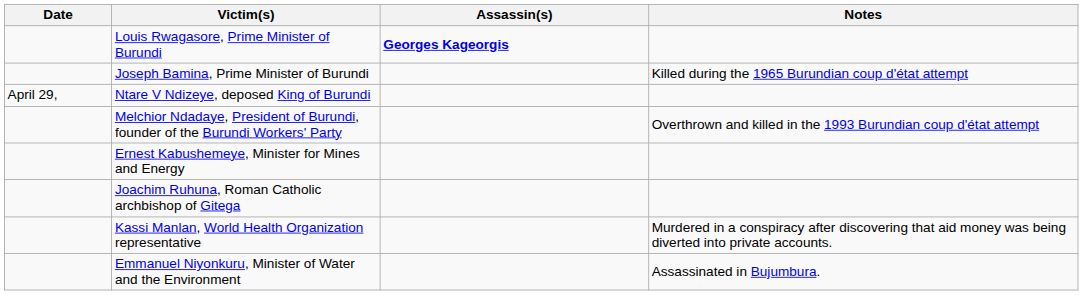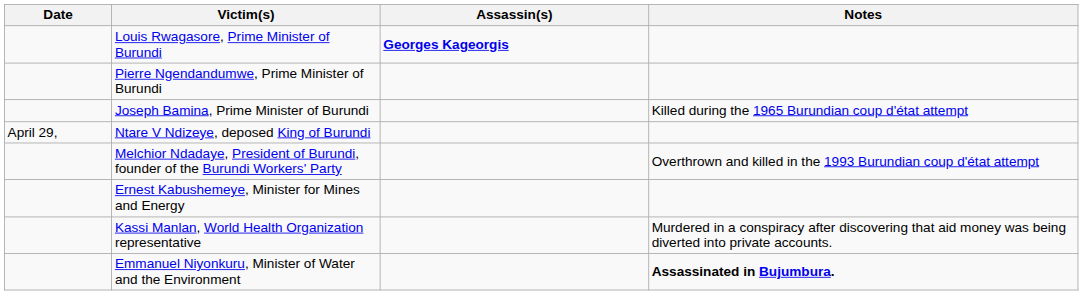+ row: (239, 81)
- row: (218, 198)
(736, 271) normal -> (743, 271) bold
